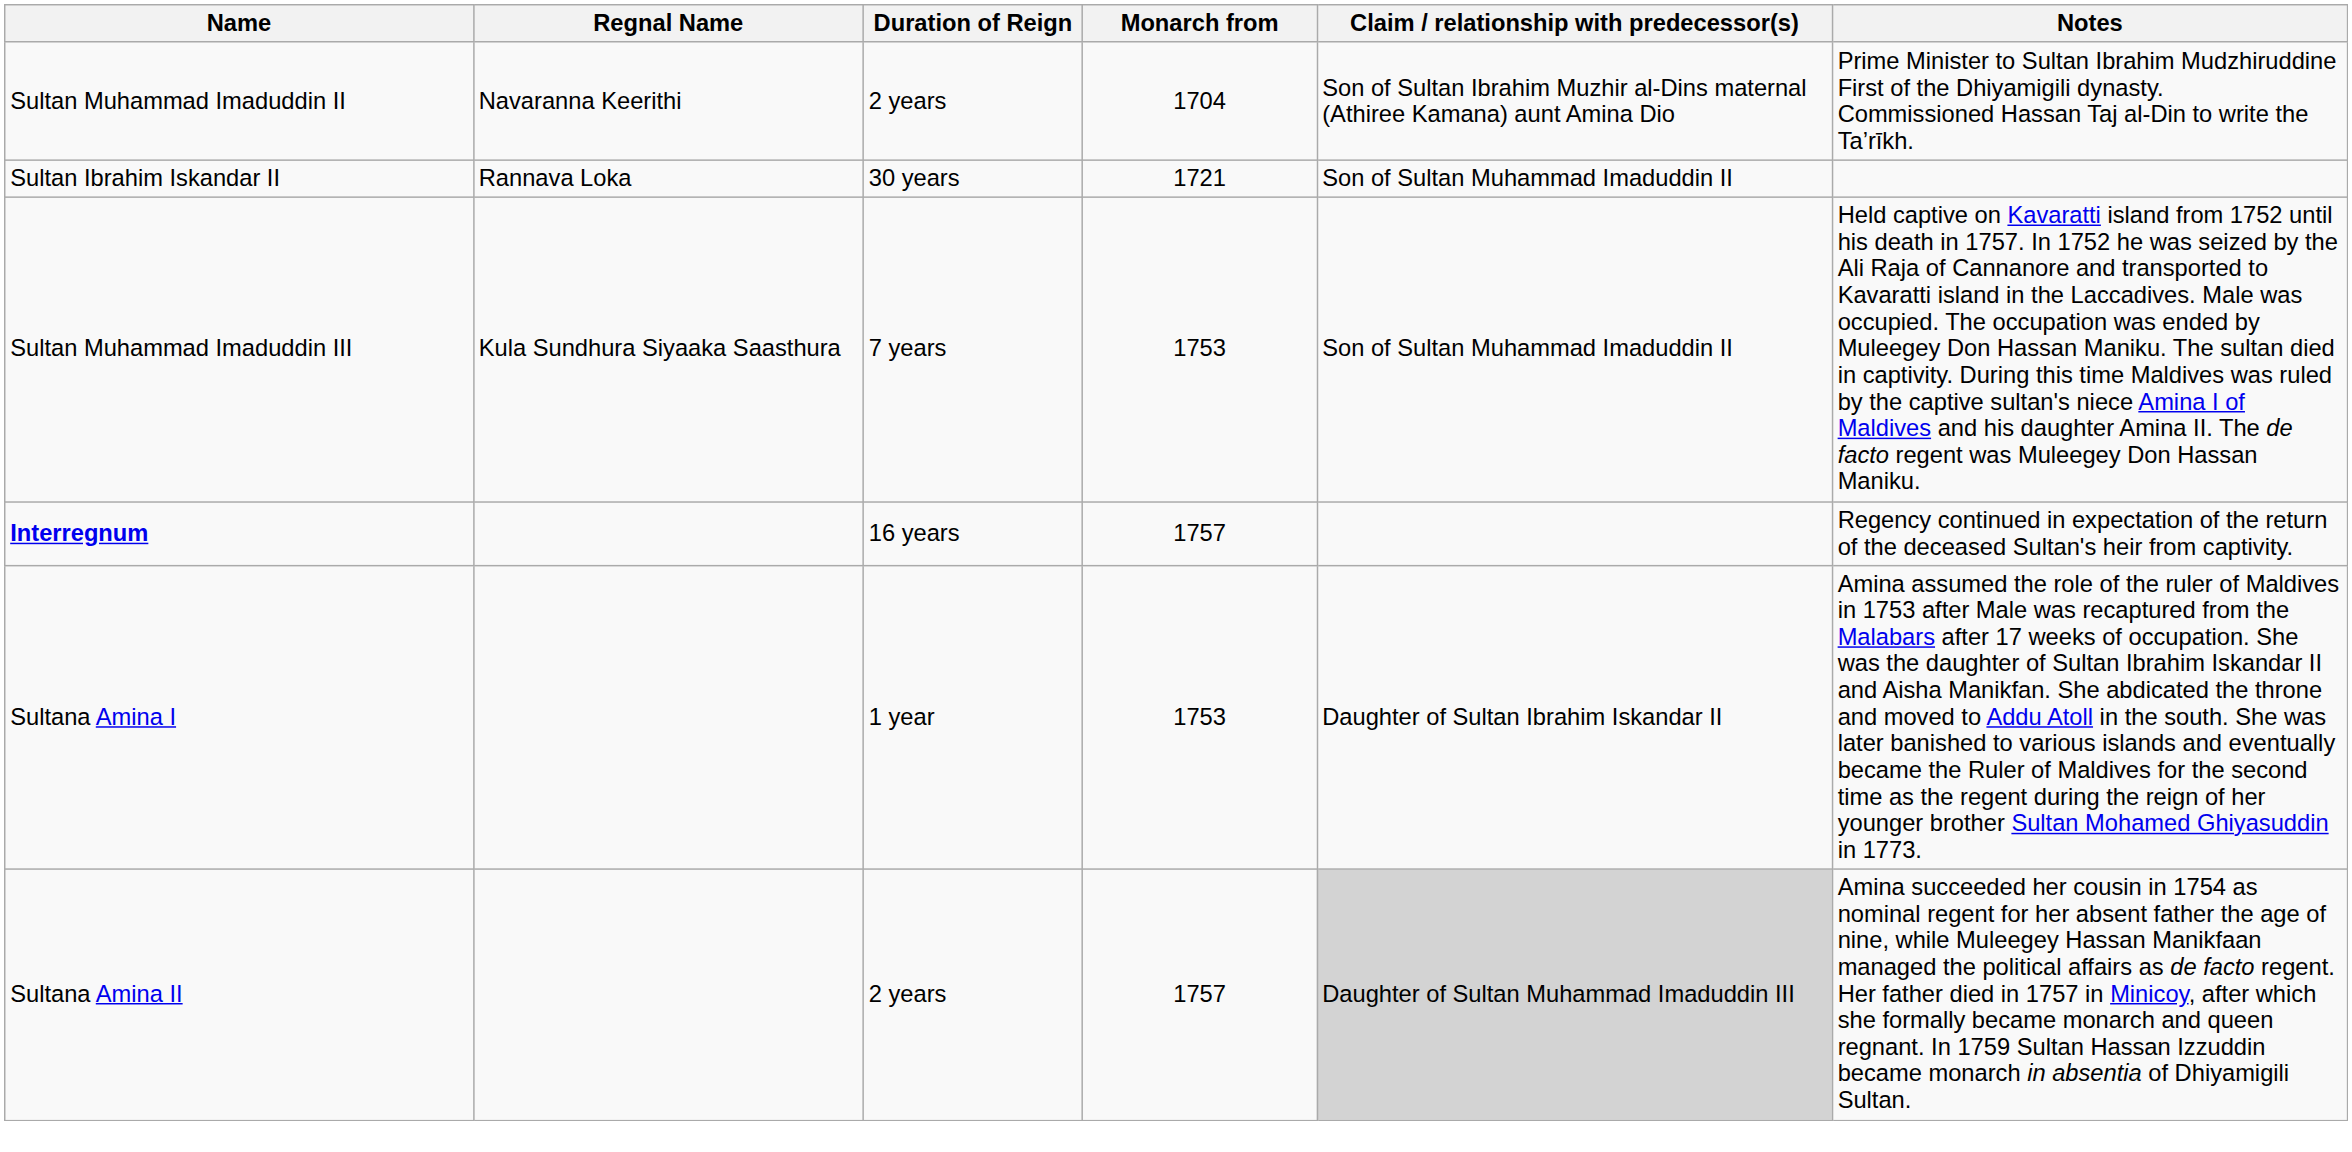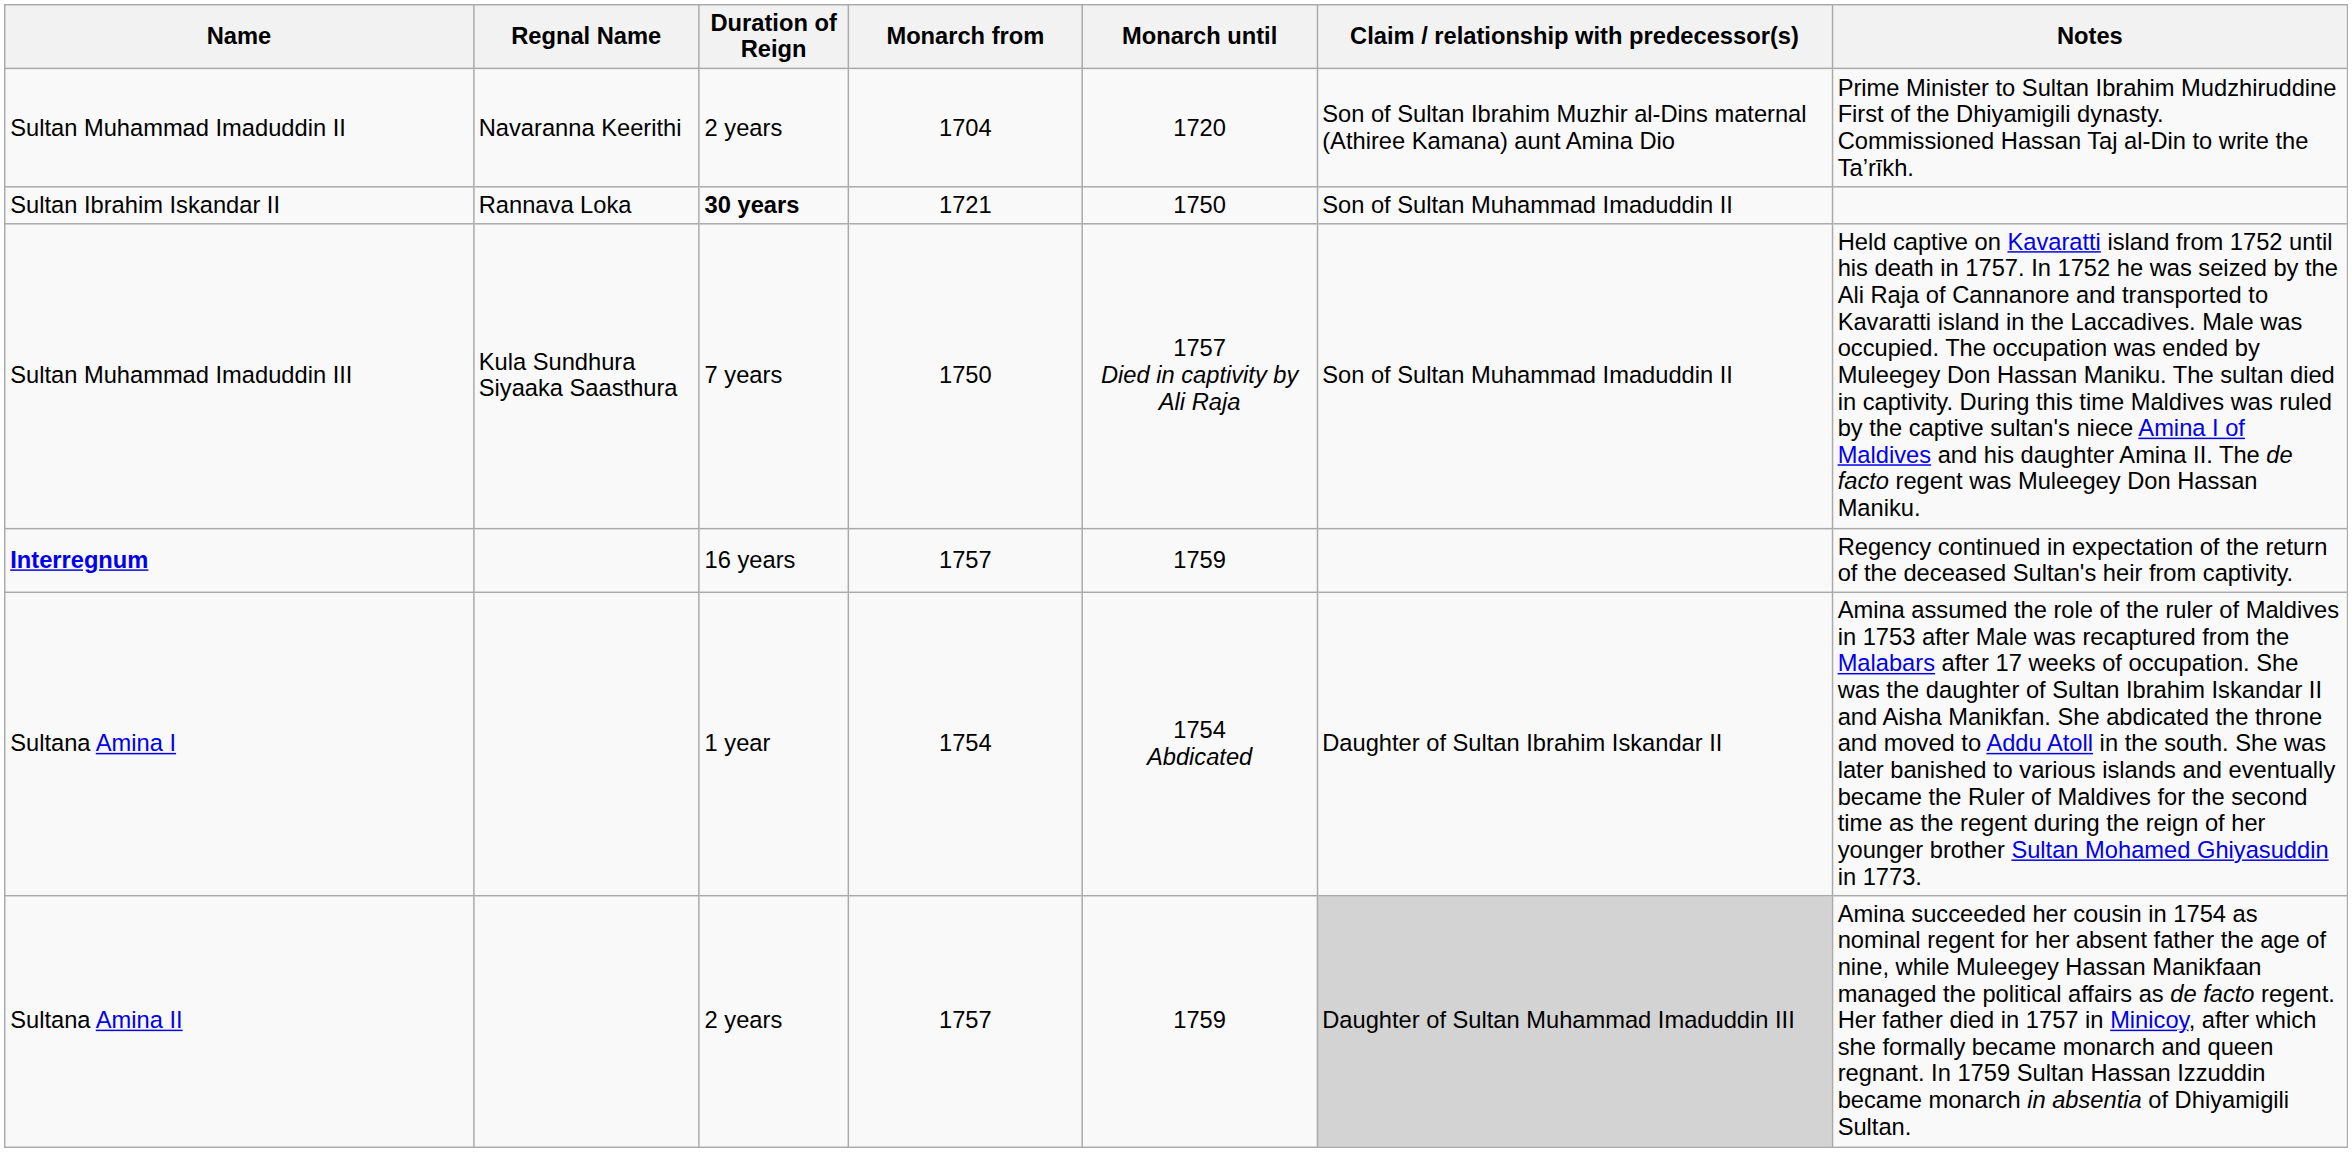+ column: (1200, 36)
(914, 178) normal -> (752, 204) bold
(1200, 349) 1753 -> (965, 375) 1750
(1200, 717) 1753 -> (965, 743) 1754
